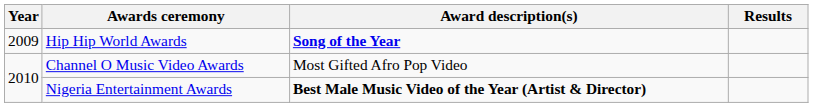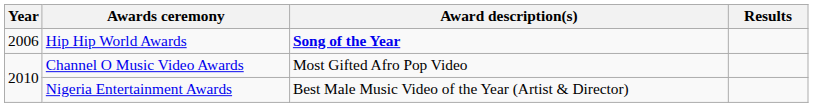(23, 41) 2009 -> (23, 41) 2006
(470, 89) bold -> (461, 89) normal
